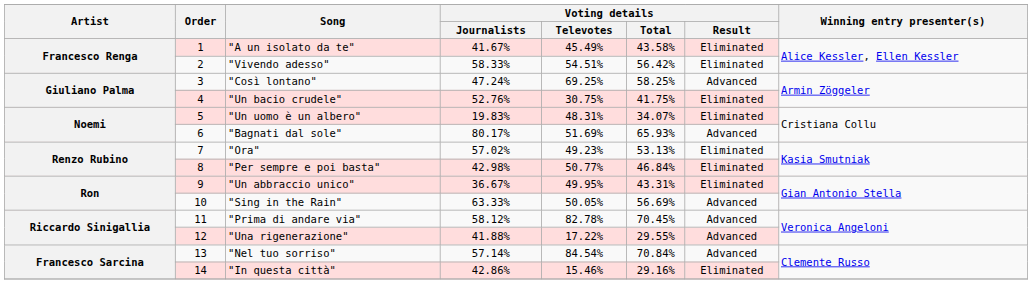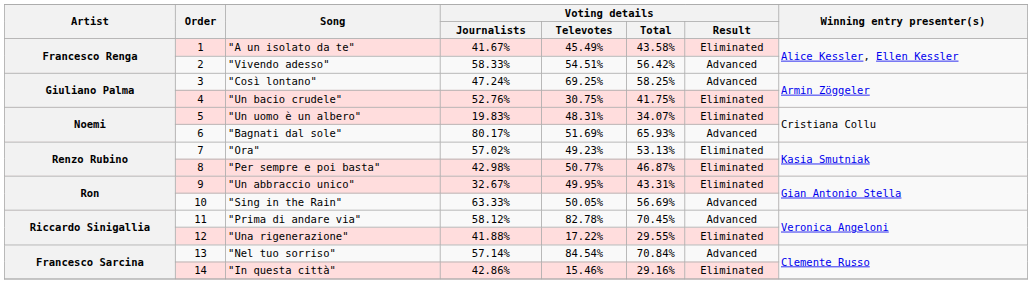(732, 64) Eliminated -> (732, 64) Advanced
(656, 167) 46.84% -> (656, 167) 46.87%
(491, 185) 36.67% -> (491, 185) 32.67%
(732, 236) Advanced -> (732, 236) Eliminated
